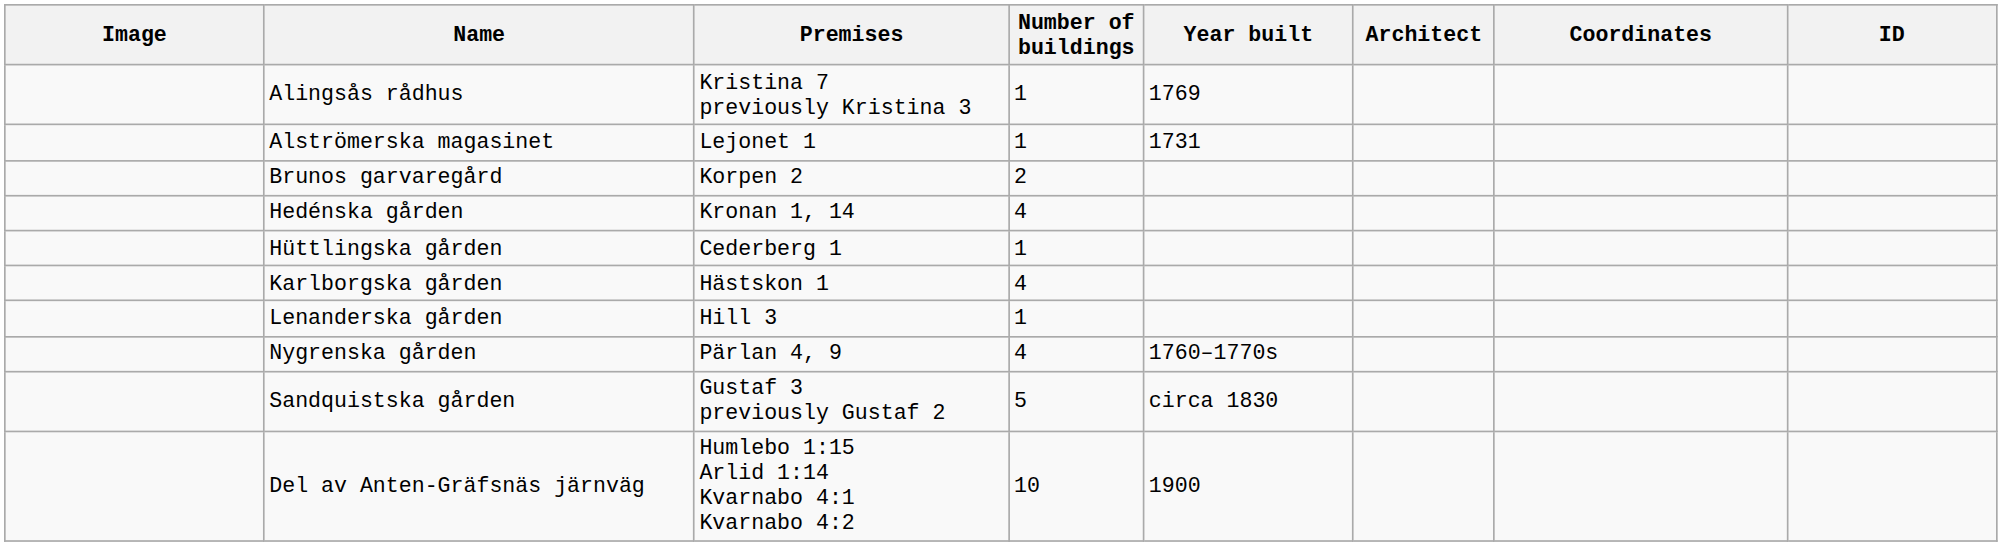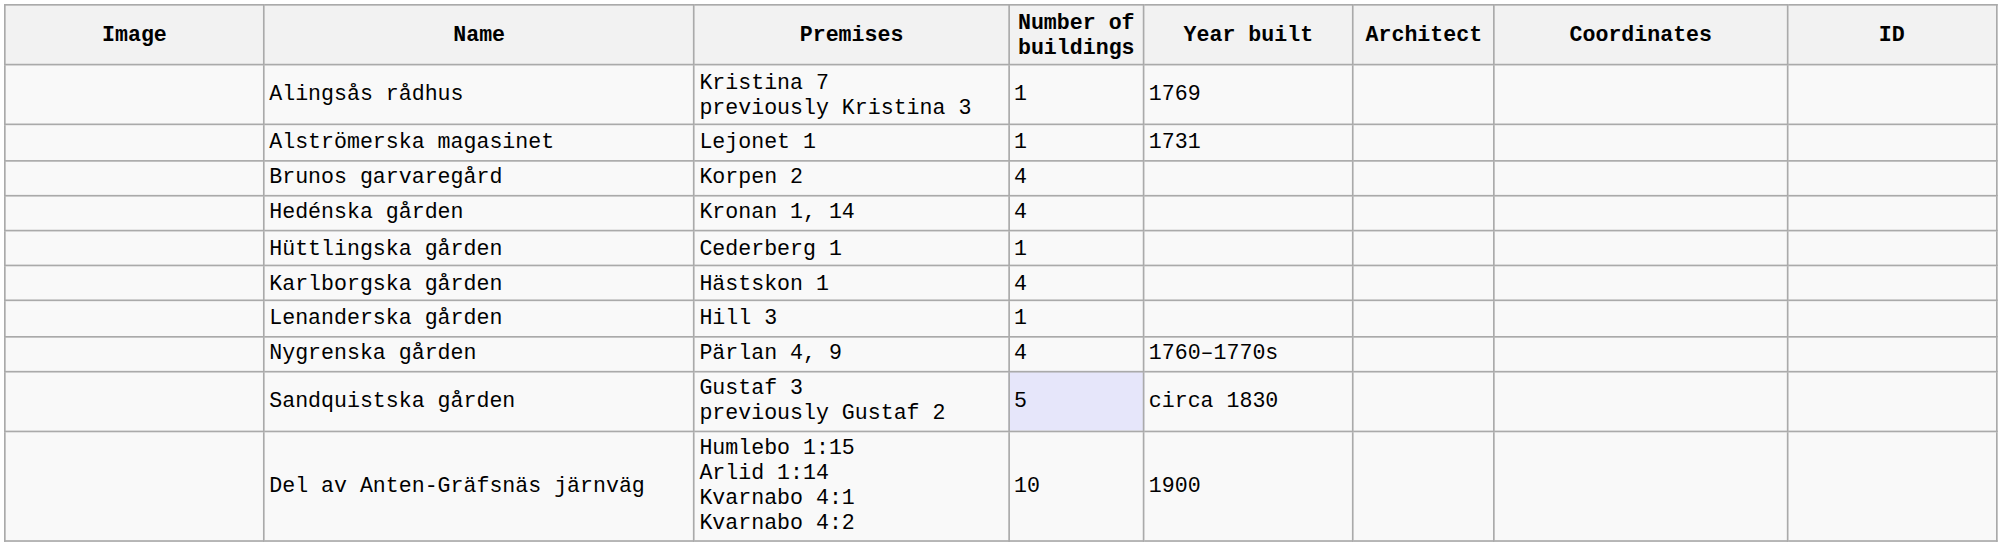(1020, 178) 2 -> (1020, 178) 4
(1020, 401) no background -> (1020, 401) lavender background
